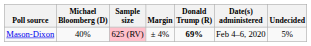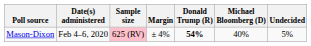columns swapped: (241, 16) <-> (83, 16)
(194, 34) 69% -> (195, 34) 54%
